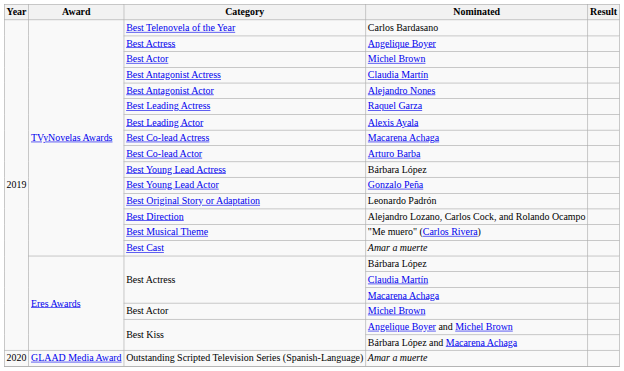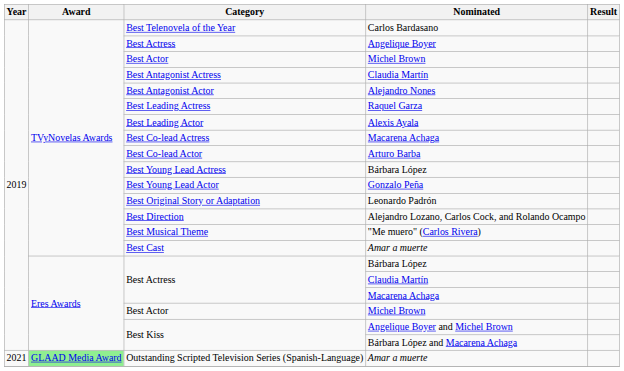(17, 358) 2020 -> (17, 358) 2021
(76, 358) no background -> (76, 358) lightgreen background
